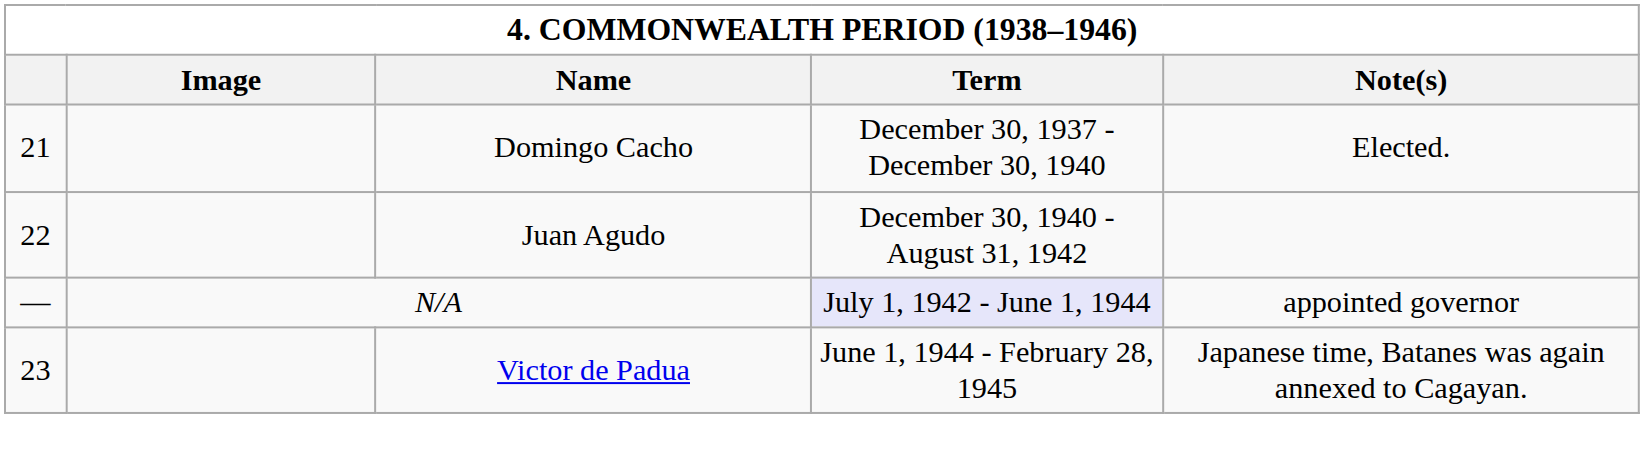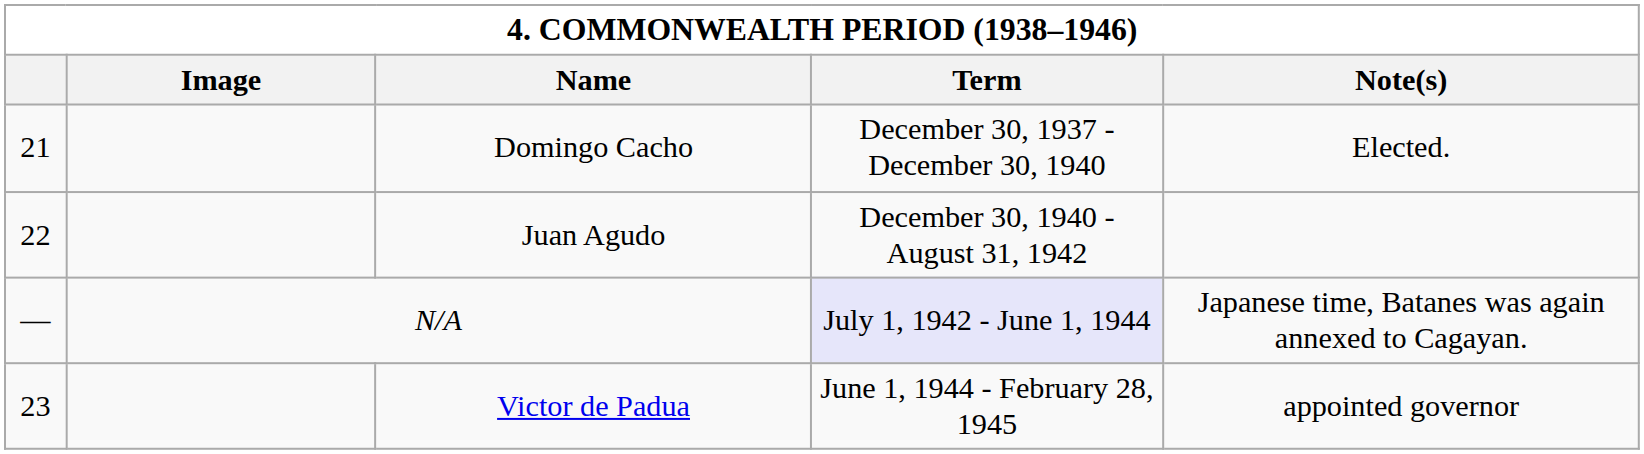(1401, 301) appointed governor -> (1401, 319) Japanese time, Batanes was again annexed to Cagayan.
(1401, 369) Japanese time, Batanes was again annexed to Cagayan. -> (1401, 404) appointed governor
